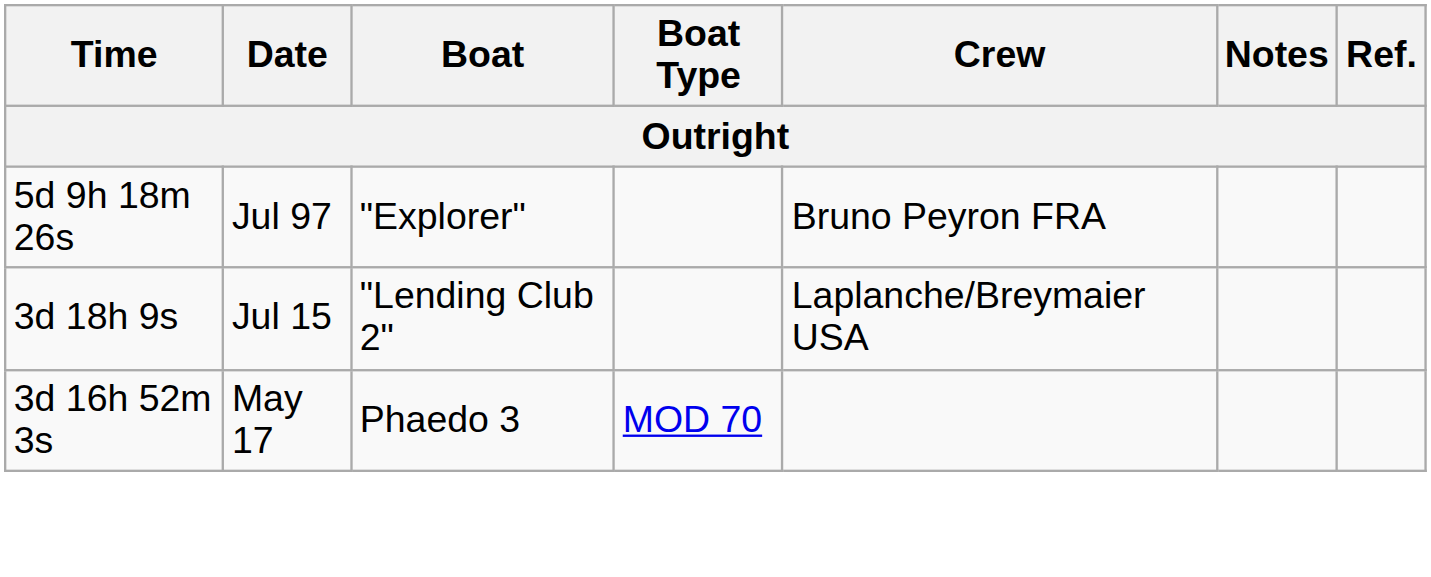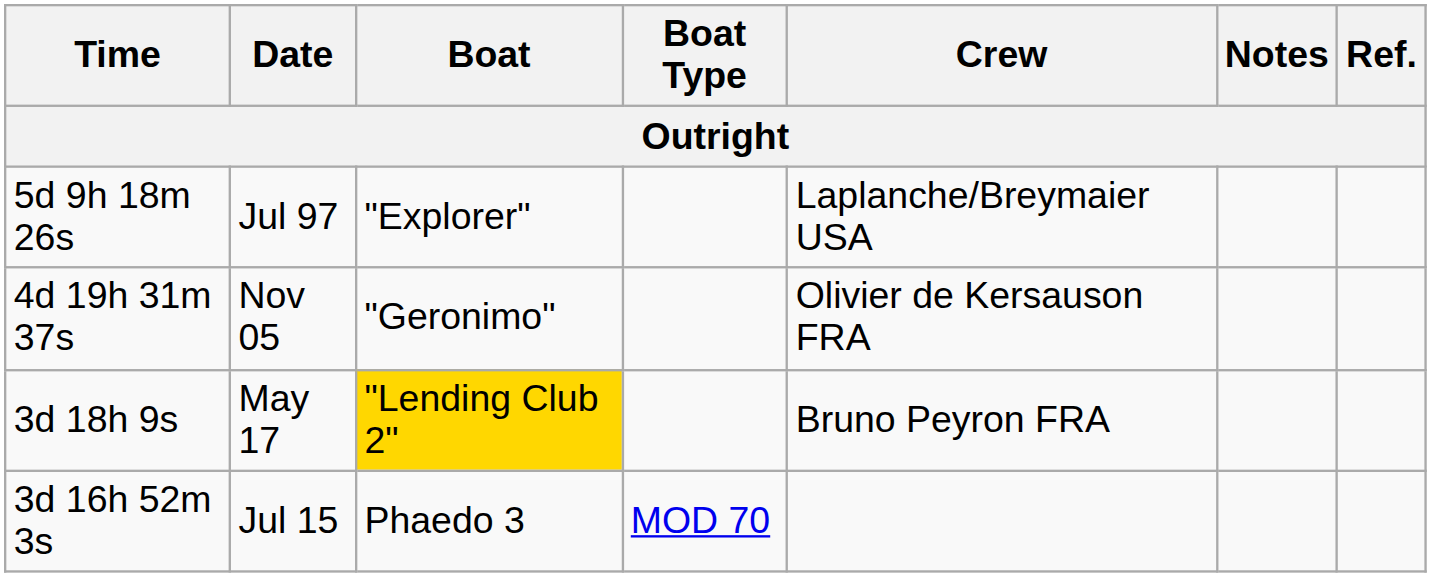(949, 216) Bruno Peyron FRA -> (973, 216) Laplanche/Breymaier USA
+ row: (113, 317)
(282, 317) Jul 15 -> (274, 419) May 17
(477, 317) no background -> (481, 419) gold background
(969, 317) Laplanche/Breymaier USA -> (953, 419) Bruno Peyron FRA
(267, 419) May 17 -> (288, 520) Jul 15
